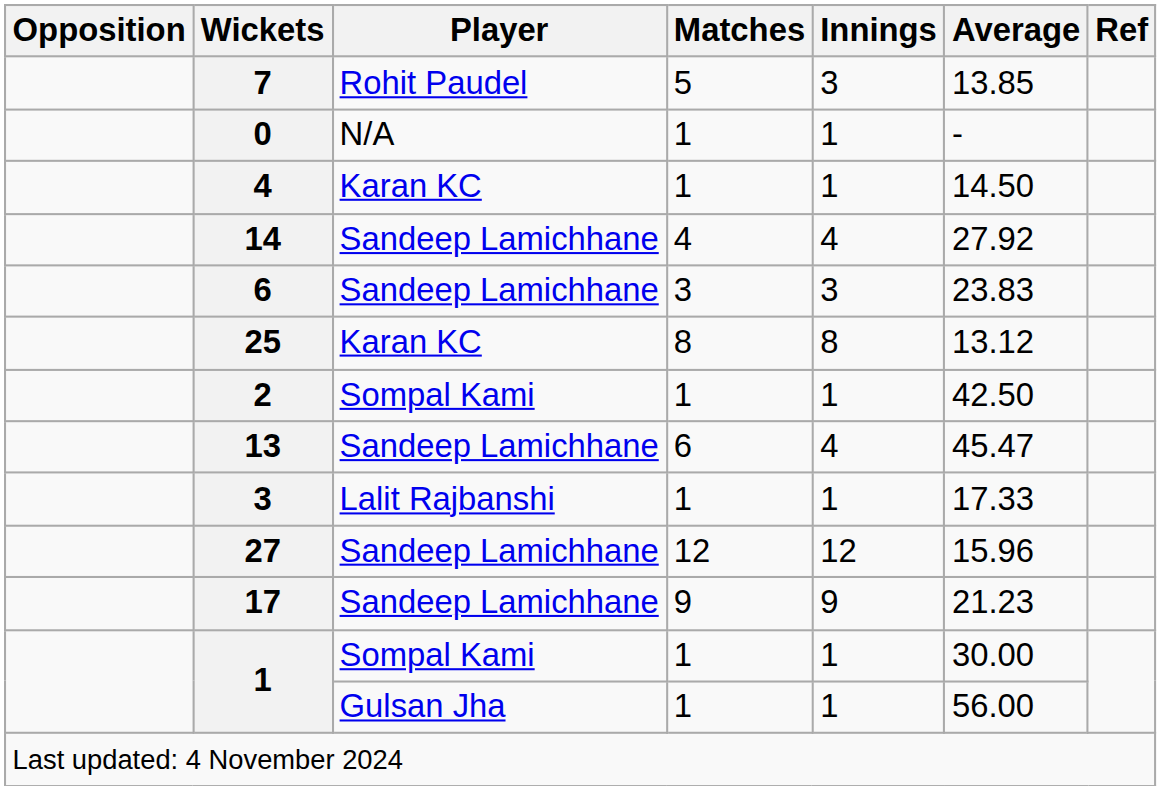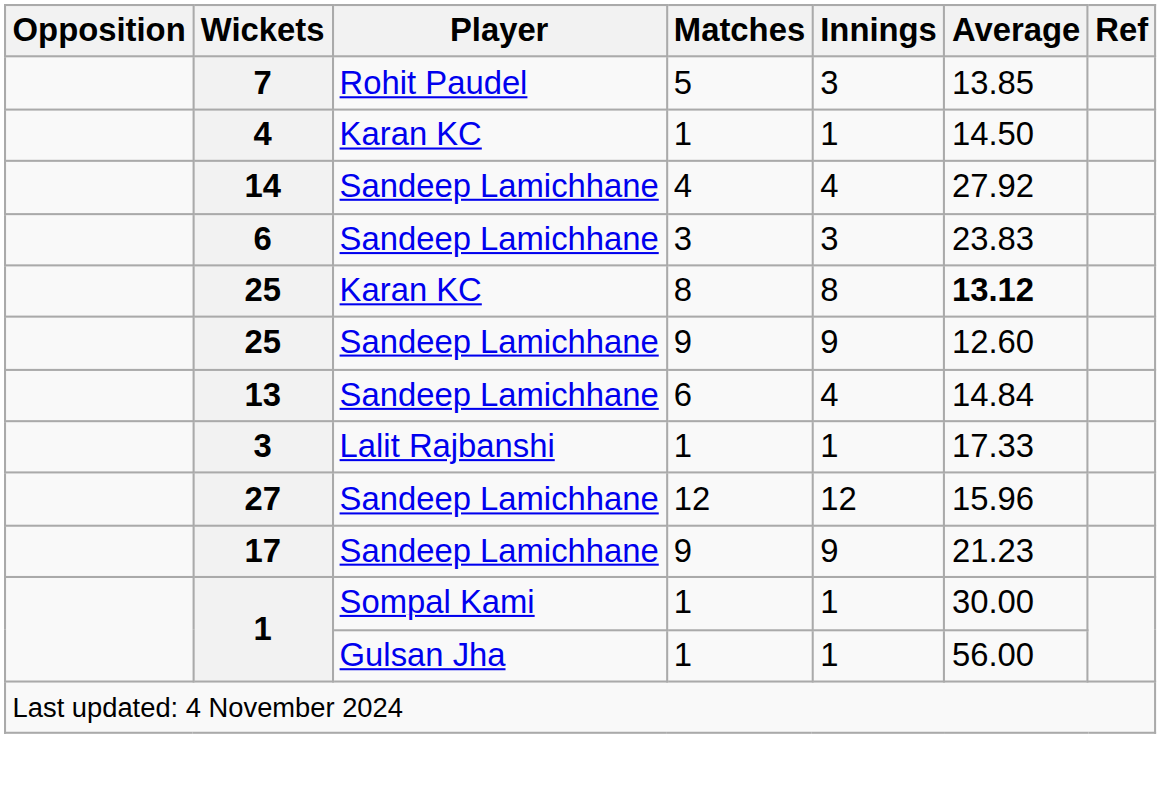- row: (263, 134)
(993, 342) normal -> (993, 290) bold
- row: (263, 394)
+ row: (263, 342)
(993, 446) 45.47 -> (993, 394) 14.84
